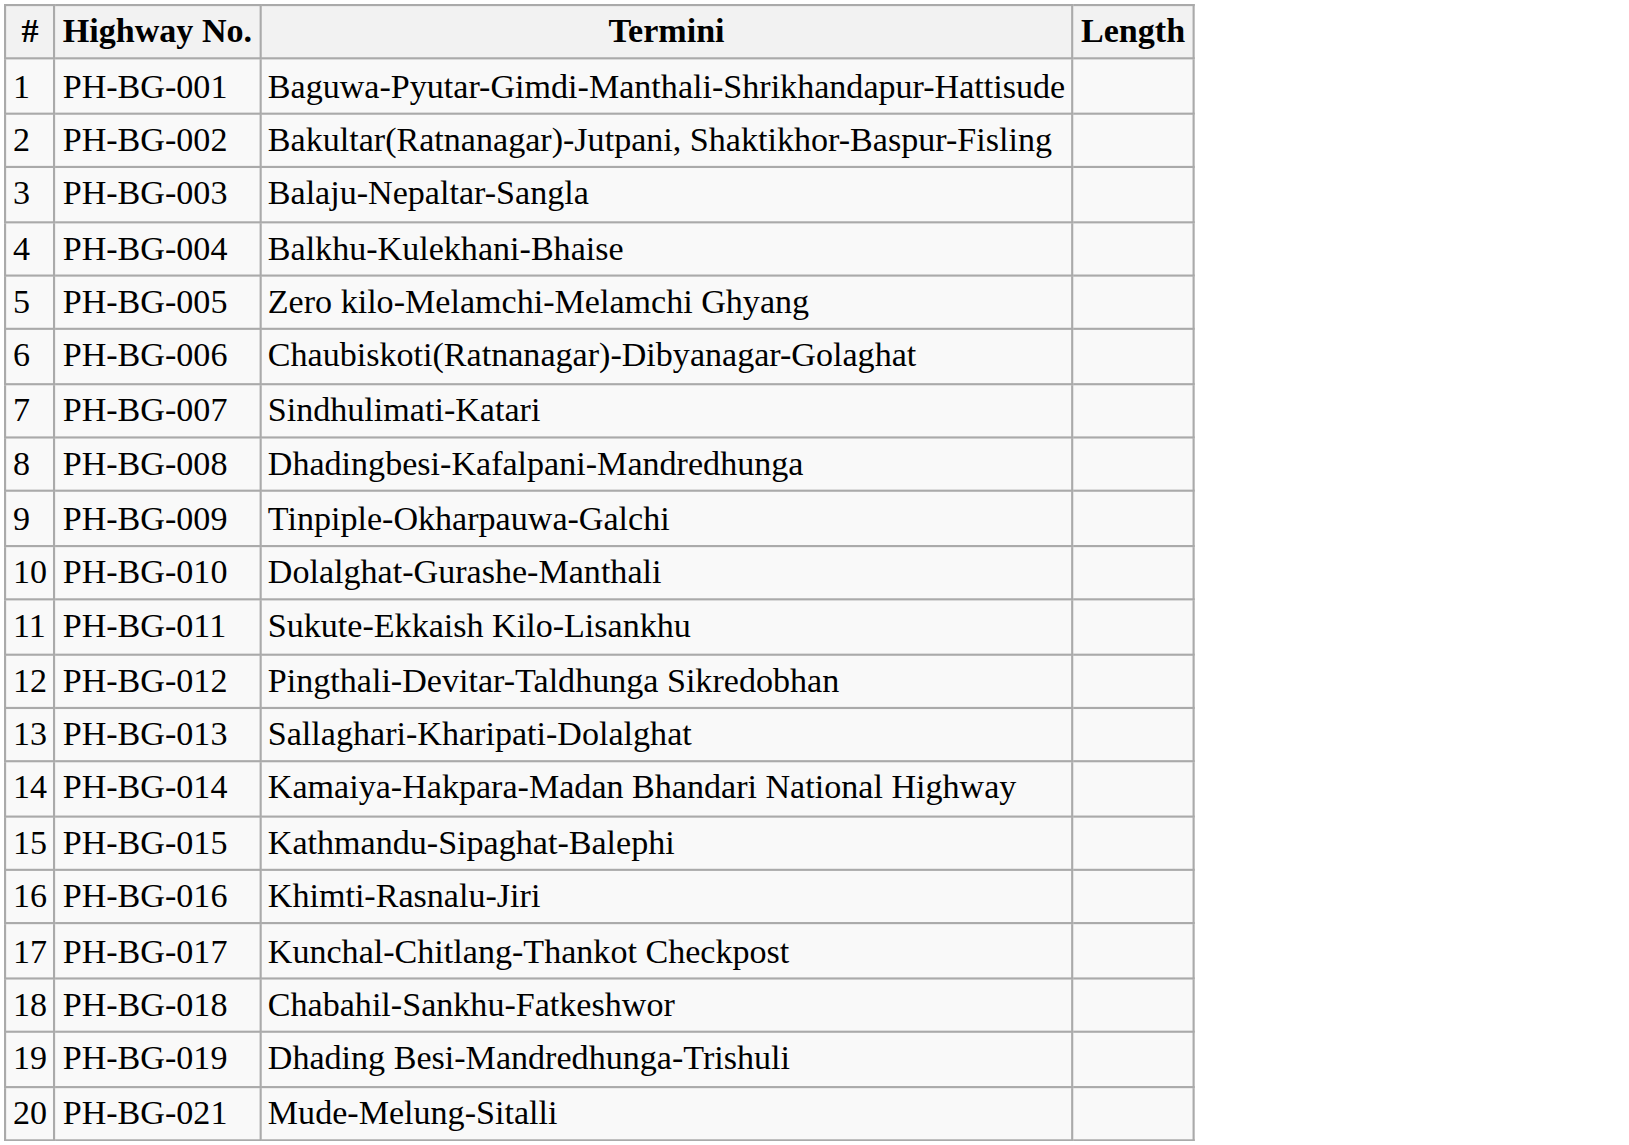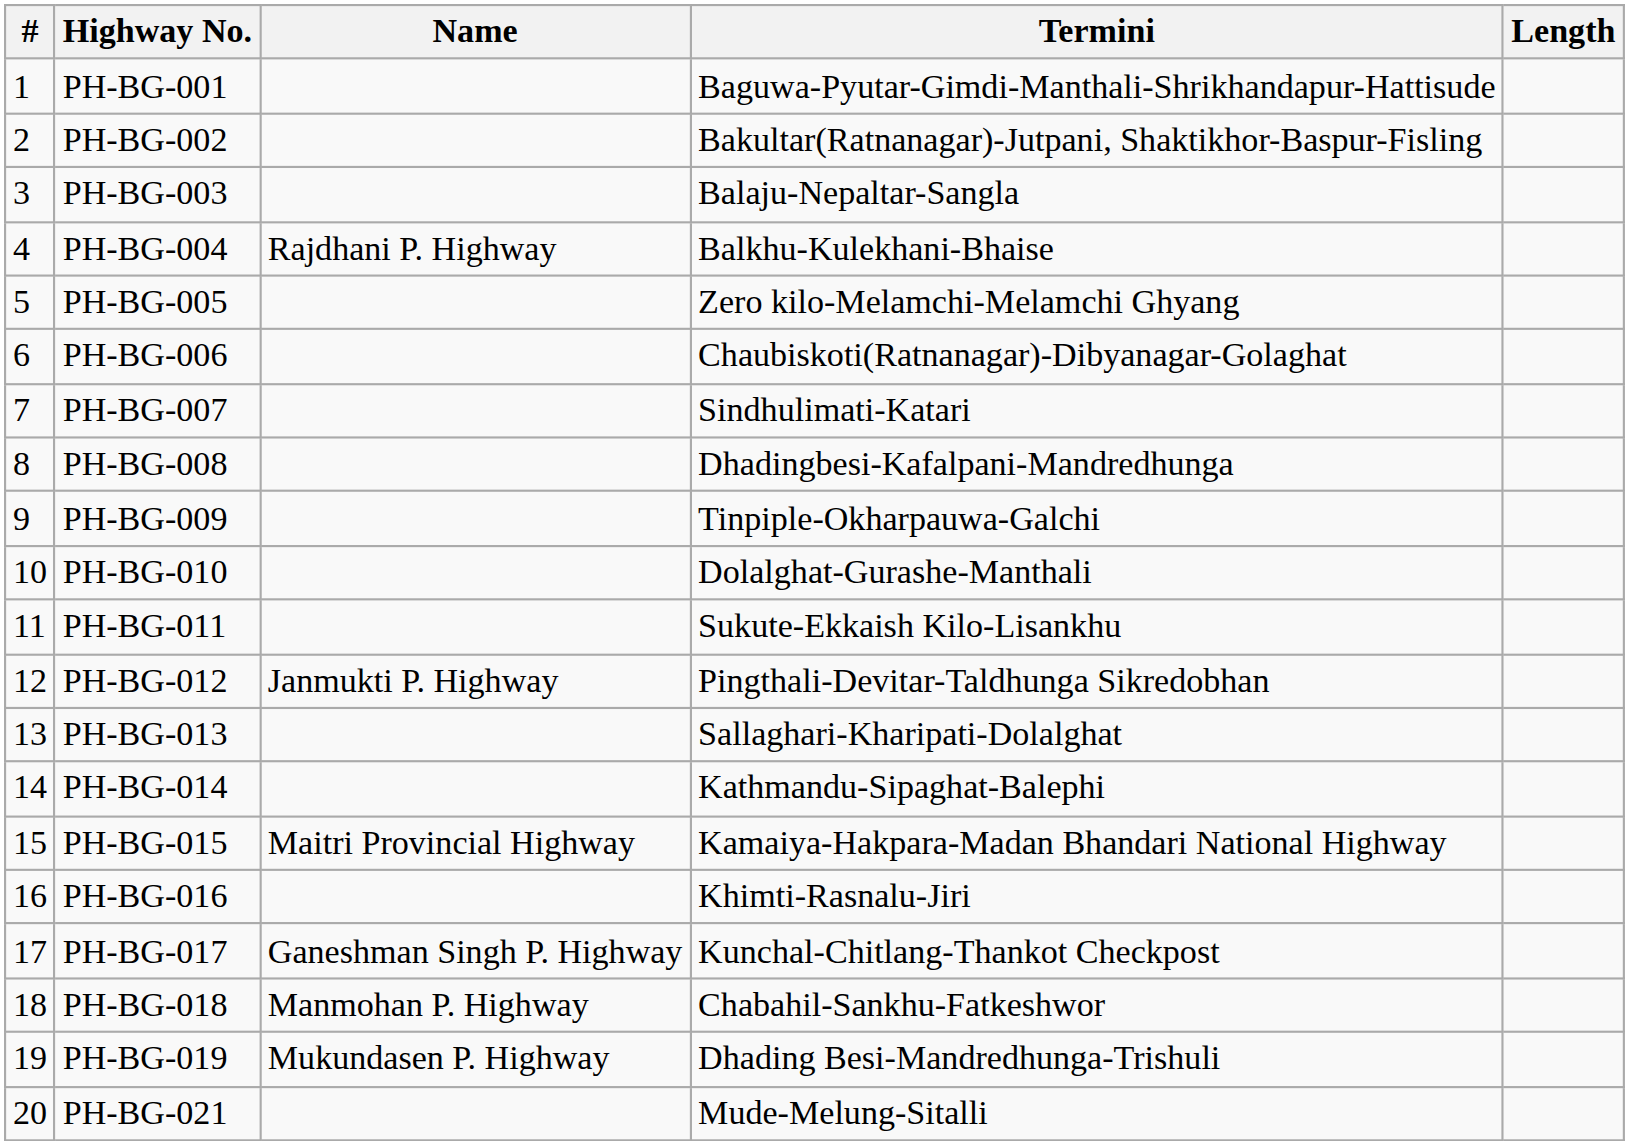+ column: (475, 31)
(642, 788) Kamaiya-Hakpara-Madan Bhandari National Highway -> (902, 788) Kathmandu-Sipaghat-Balephi
(471, 842) Kathmandu-Sipaghat-Balephi -> (1072, 842) Kamaiya-Hakpara-Madan Bhandari National Highway
